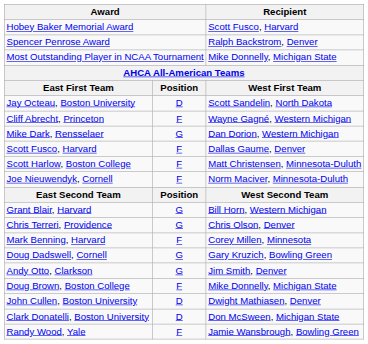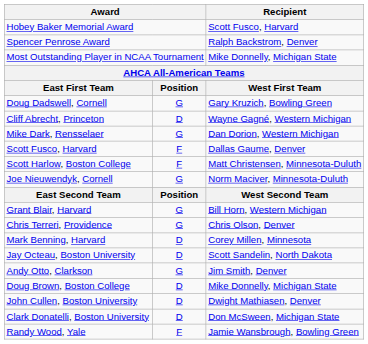rows swapped: (57, 255) <-> (71, 103)
(179, 118) F -> (179, 118) D
(179, 179) F -> (179, 179) G
(179, 240) F -> (179, 240) D
(179, 286) F -> (179, 286) D
